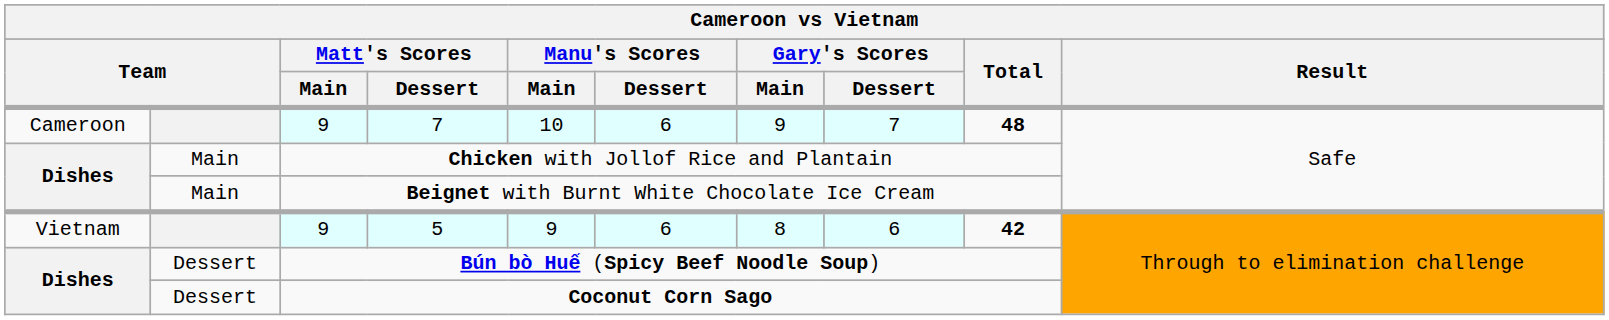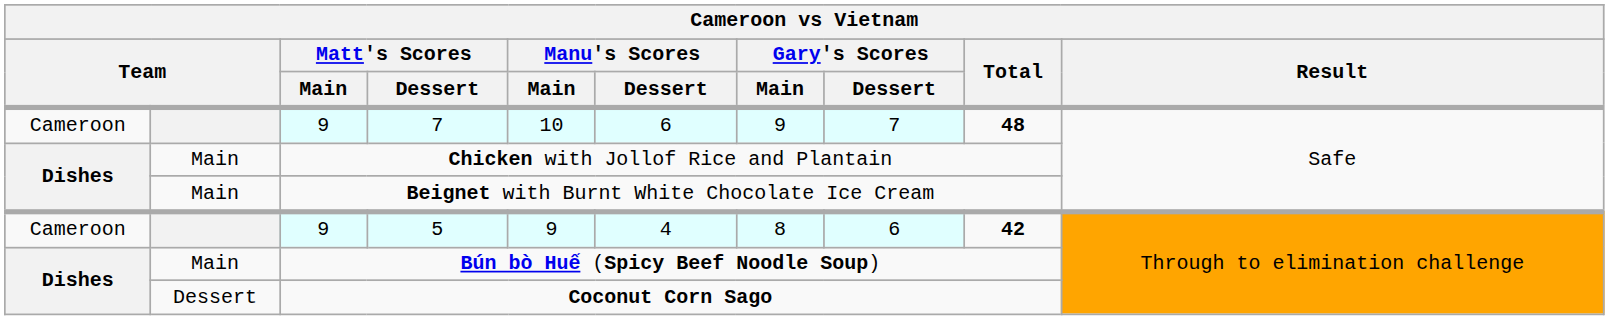(78, 230) Vietnam -> (78, 230) Cameroon
(666, 230) 6 -> (666, 230) 4
(215, 263) Dessert -> (215, 263) Main
